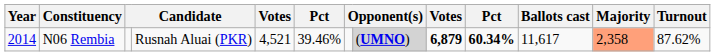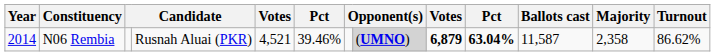(492, 39) 60.34% -> (492, 39) 63.04%
(540, 39) 11,617 -> (540, 39) 11,587
(612, 39) lightsalmon background -> (612, 39) no background
(679, 39) 87.62% -> (679, 39) 86.62%
